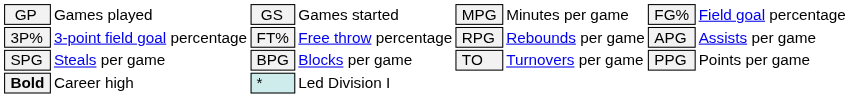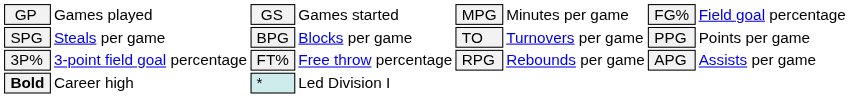rows swapped: (27, 37) <-> (27, 60)
